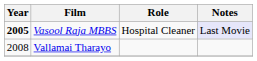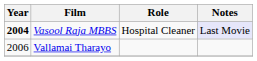(18, 30) 2005 -> (18, 30) 2004
(18, 47) 2008 -> (18, 47) 2006
